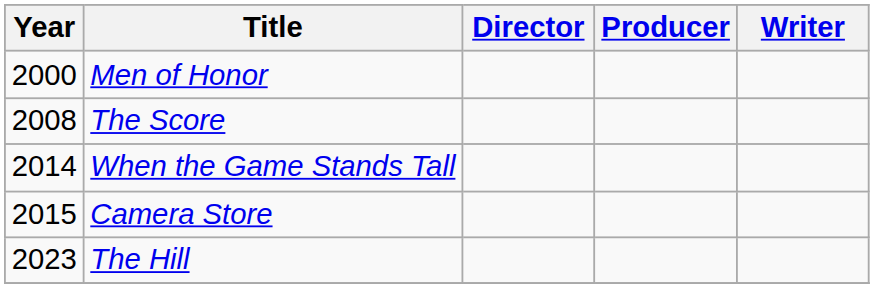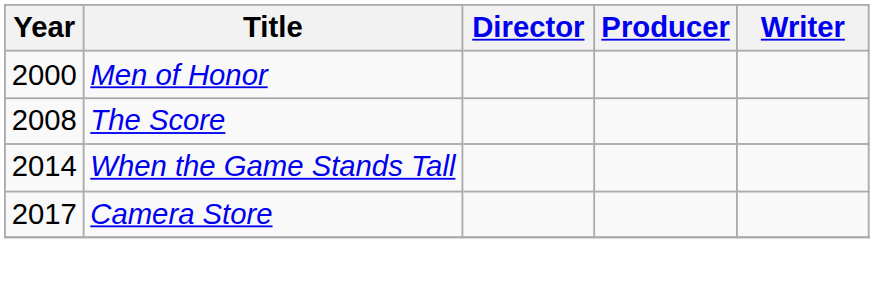(44, 213) 2015 -> (44, 213) 2017
- row: (140, 259)
